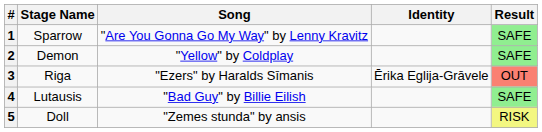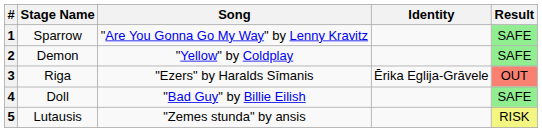(58, 96) Lutausis -> (58, 96) Doll
(58, 117) Doll -> (58, 117) Lutausis
